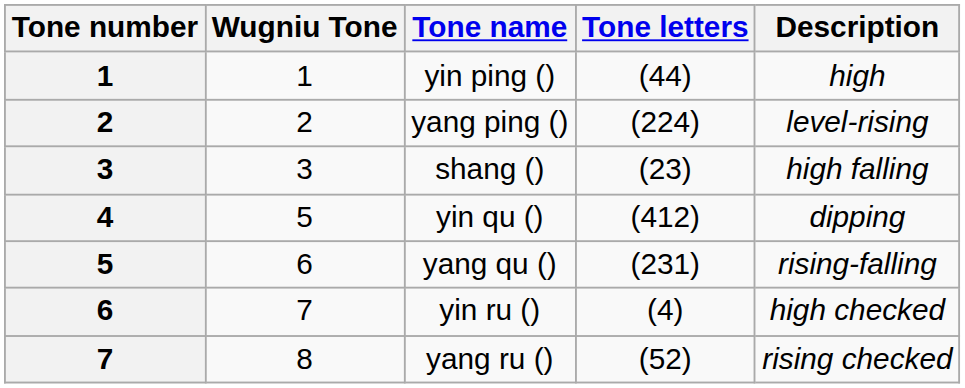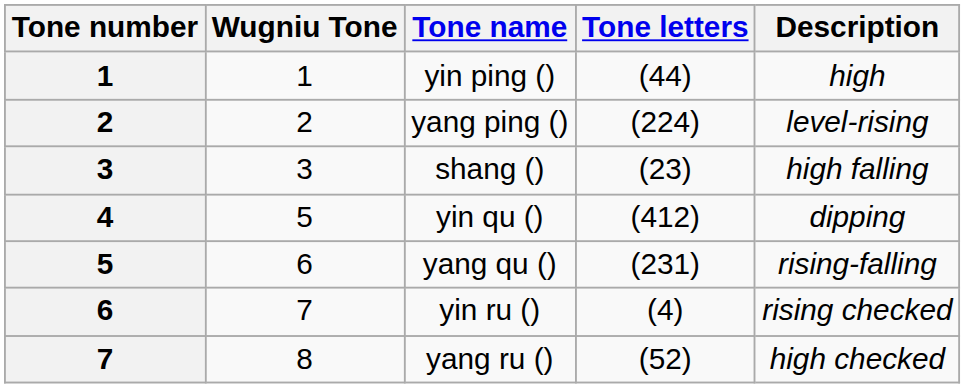(857, 311) high checked -> (857, 311) rising checked
(857, 358) rising checked -> (857, 358) high checked
